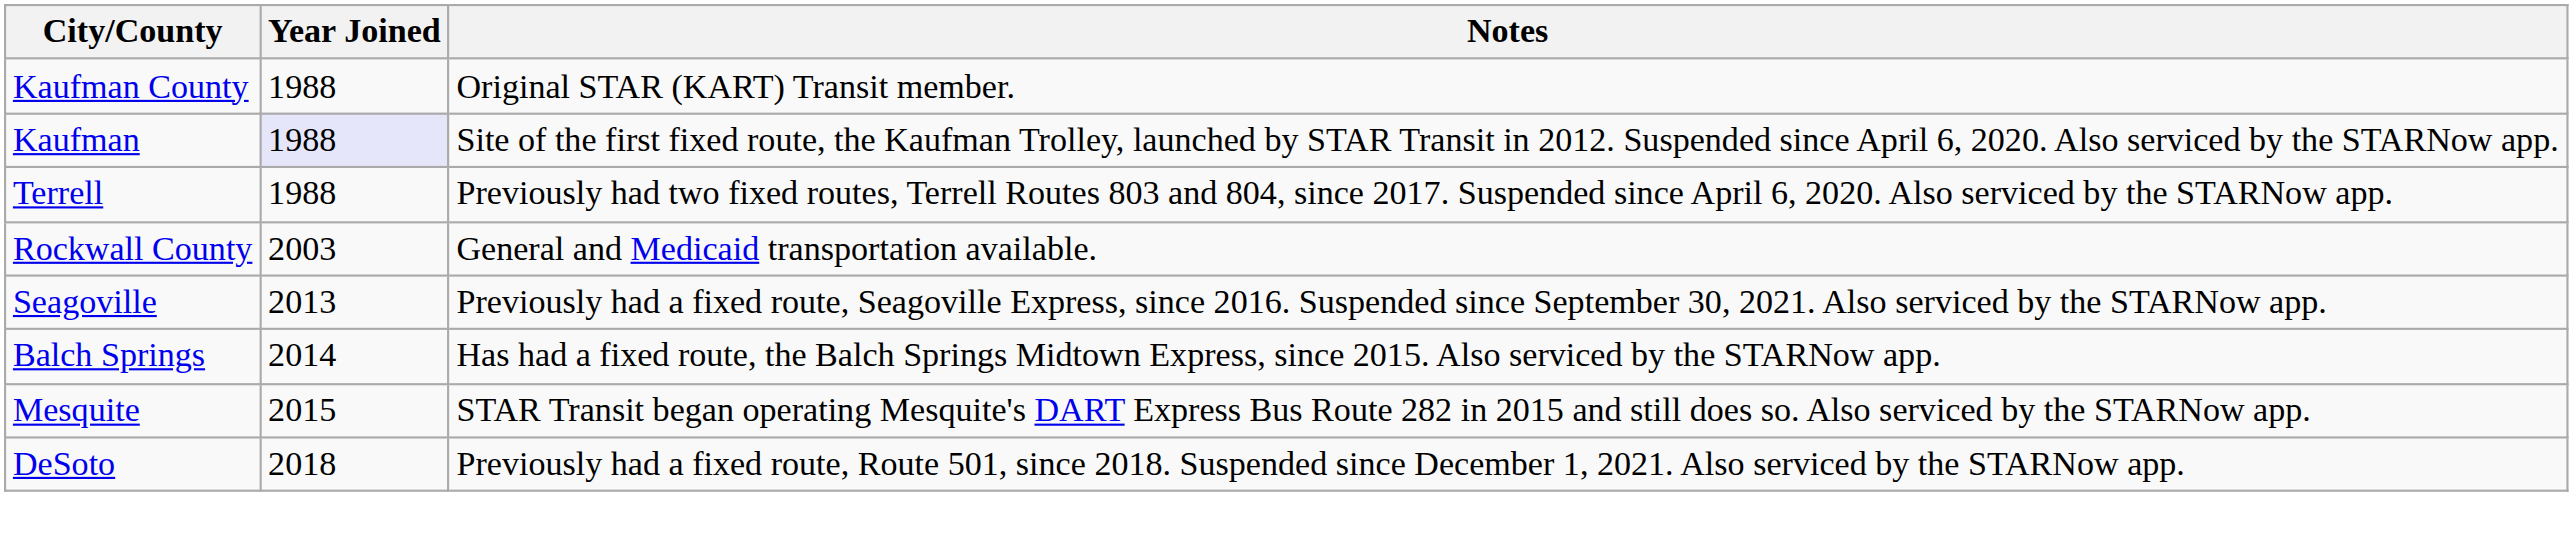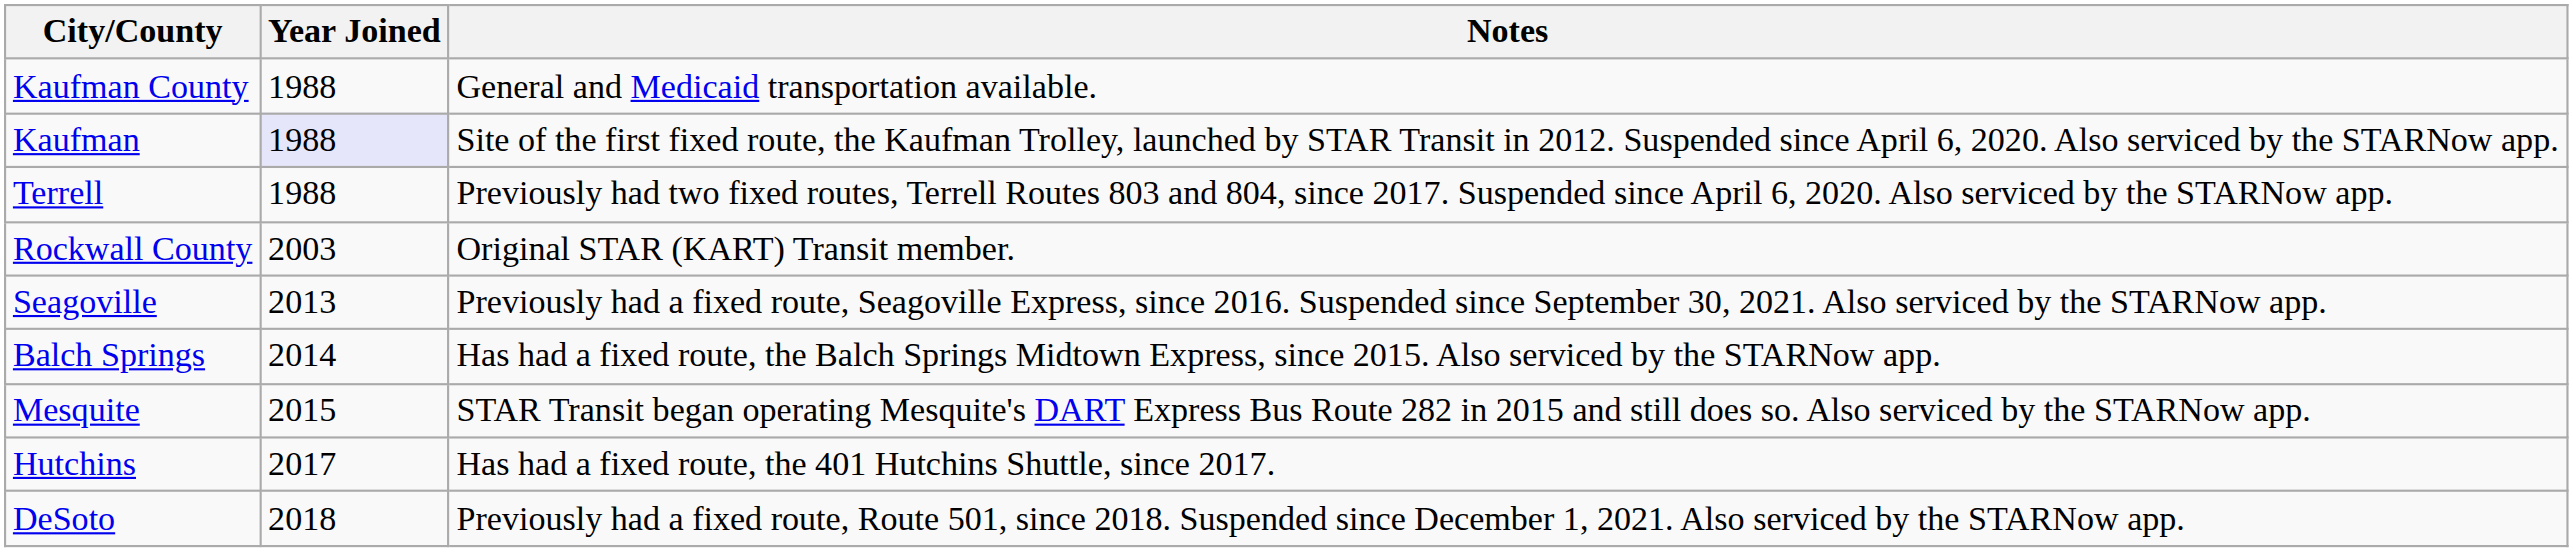(736, 85) Original STAR (KART) Transit member. -> (777, 85) General and Medicaid transportation available.
(777, 247) General and Medicaid transportation available. -> (736, 247) Original STAR (KART) Transit member.
+ row: (74, 463)
